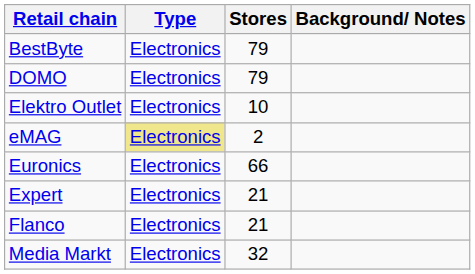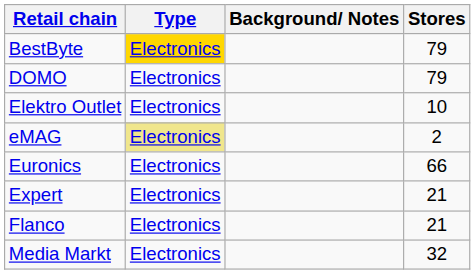columns swapped: (258, 19) <-> (381, 19)
(175, 48) no background -> (175, 48) gold background
